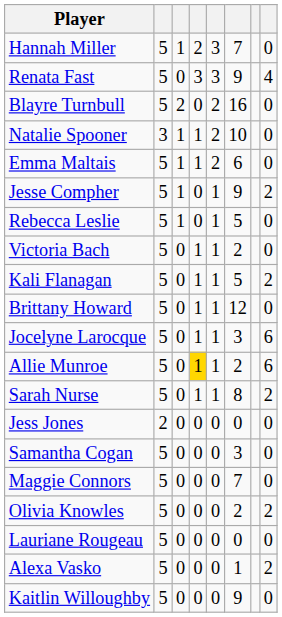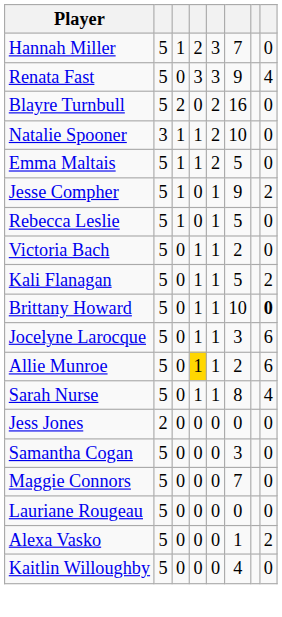(238, 163) 6 -> (238, 163) 5
(238, 308) 12 -> (238, 308) 10
(268, 308) normal -> (268, 308) bold
(268, 395) 2 -> (268, 395) 4
- row: (66, 510)
(238, 597) 9 -> (238, 568) 4
